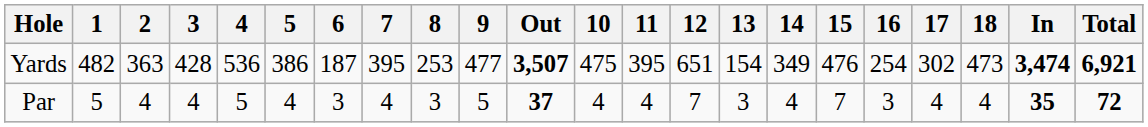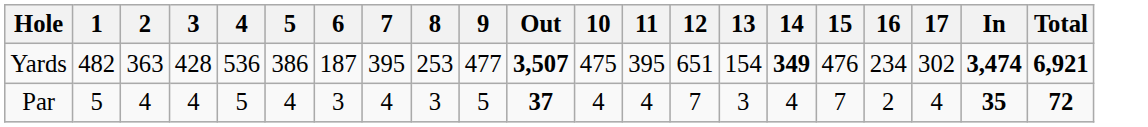- column: (985, 24)
(792, 63) normal -> (792, 63) bold
(888, 63) 254 -> (888, 63) 234
(888, 102) 3 -> (888, 102) 2
